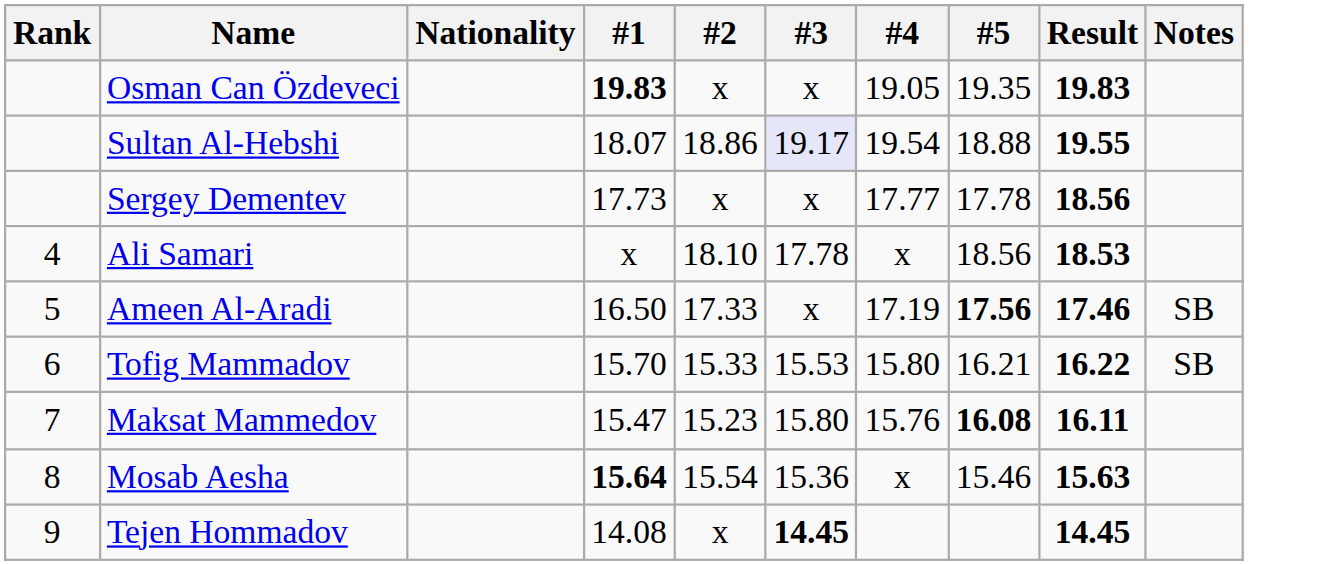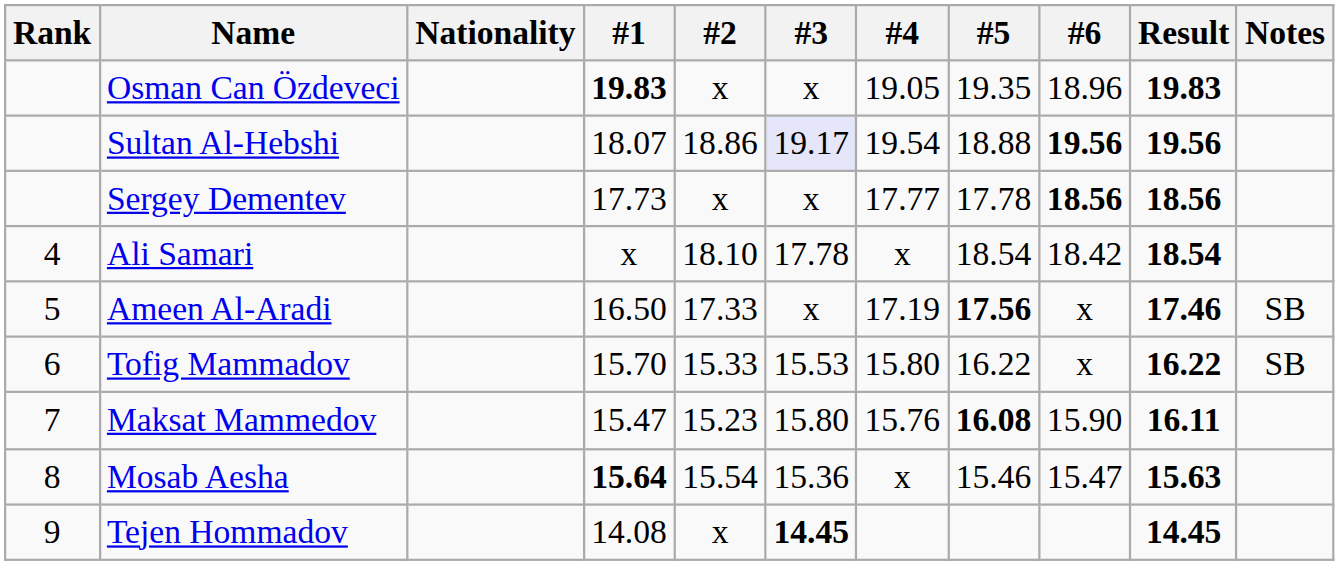+ column: (1085, 32)
(1093, 143) 19.55 -> (1184, 143) 19.56
(993, 253) 18.56 -> (993, 253) 18.54
(1093, 253) 18.53 -> (1184, 253) 18.54
(993, 364) 16.21 -> (993, 364) 16.22
